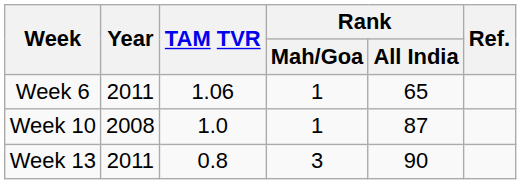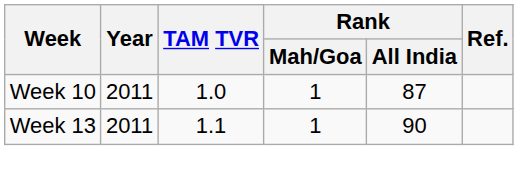- row: (53, 91)
(130, 126) 2008 -> (130, 91) 2011
(213, 160) 0.8 -> (211, 126) 1.1
(317, 160) 3 -> (315, 126) 1
